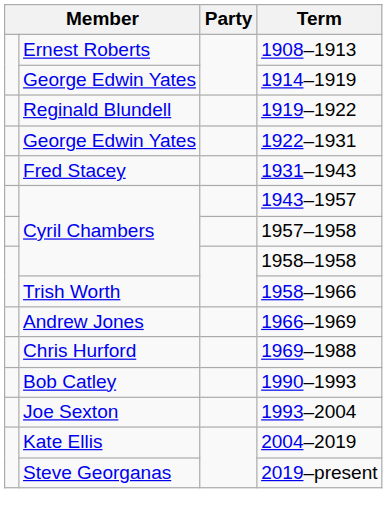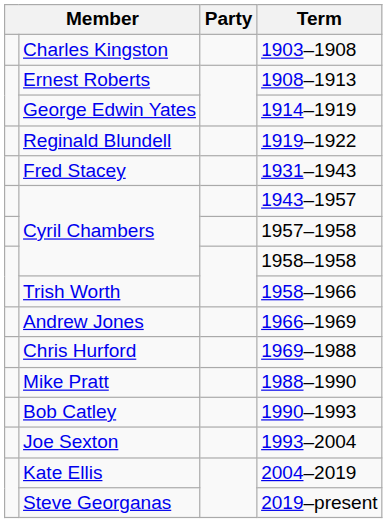+ row: (309, 49)
- row: (309, 140)
+ row: (309, 381)
